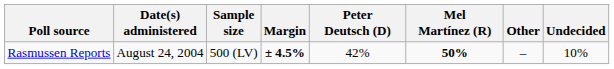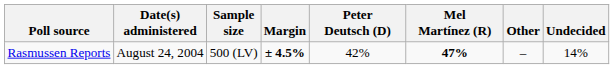(455, 52) 50% -> (455, 52) 47%
(576, 52) 10% -> (576, 52) 14%
